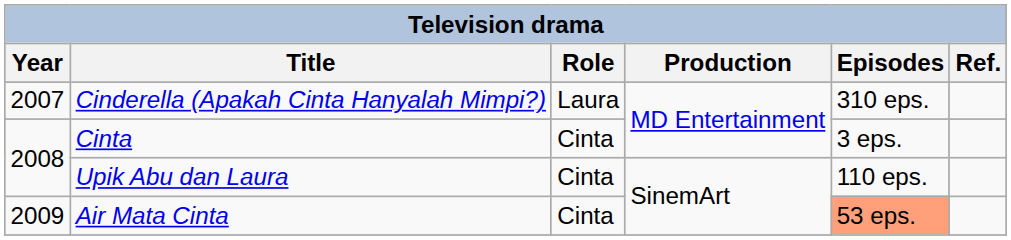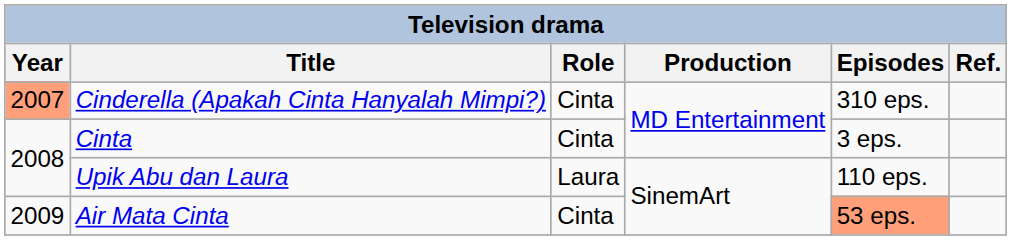(37, 101) no background -> (37, 101) lightsalmon background
(588, 101) Laura -> (586, 101) Cinta
(586, 177) Cinta -> (588, 177) Laura
